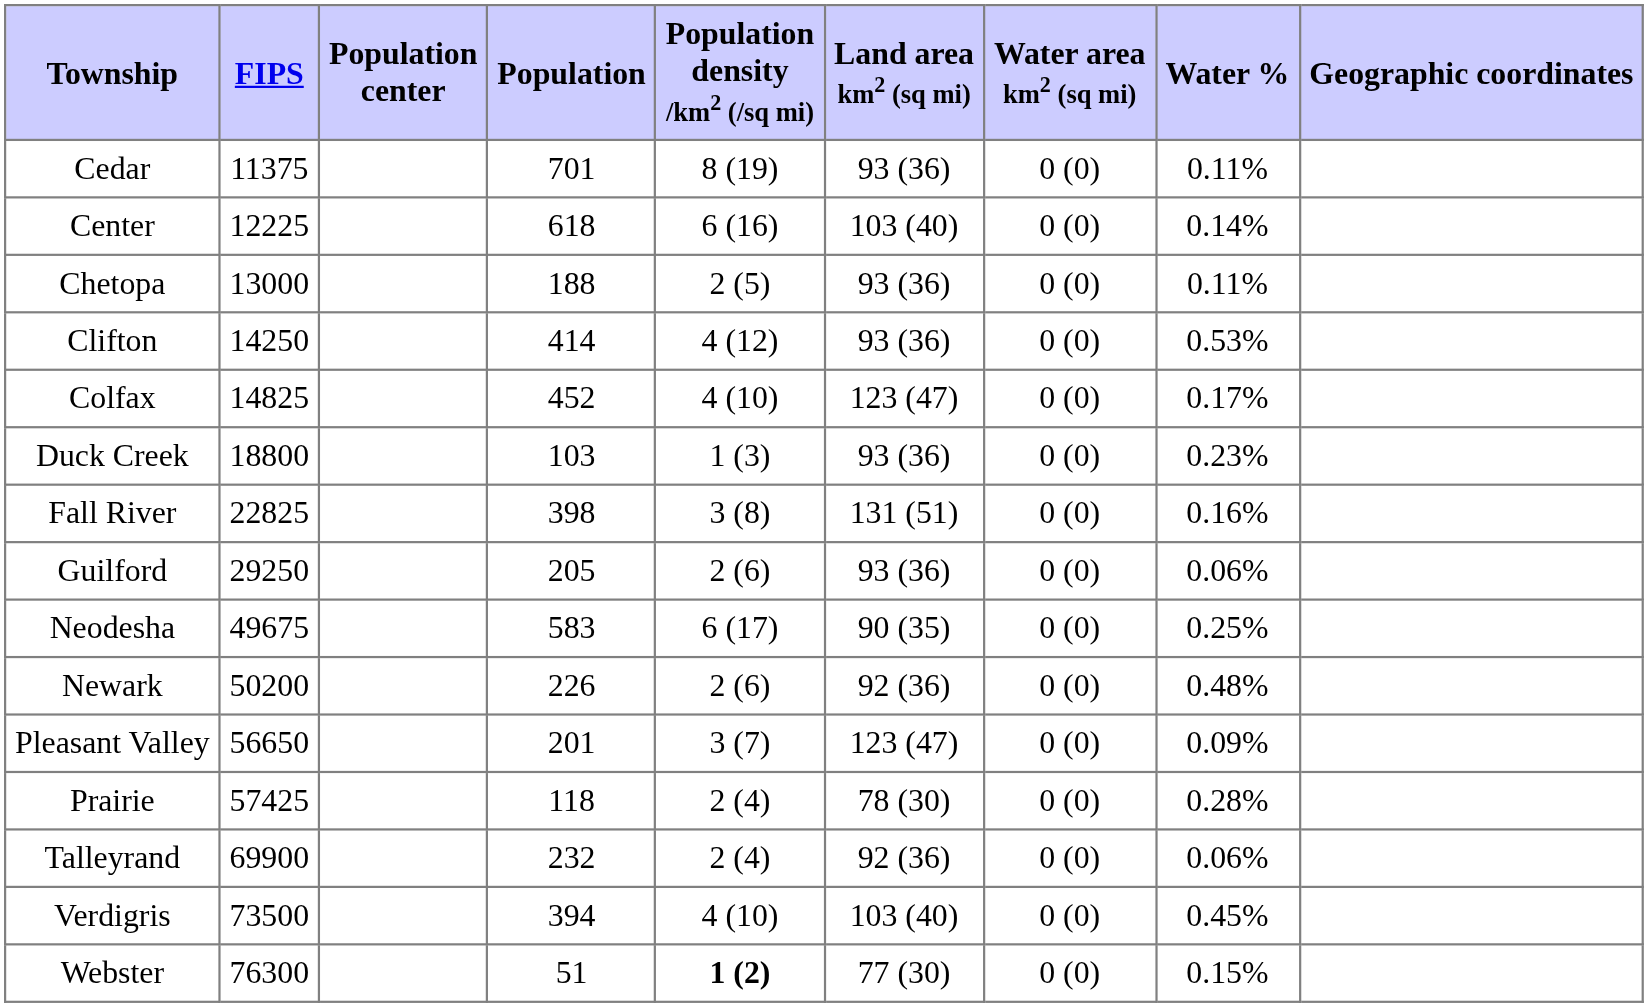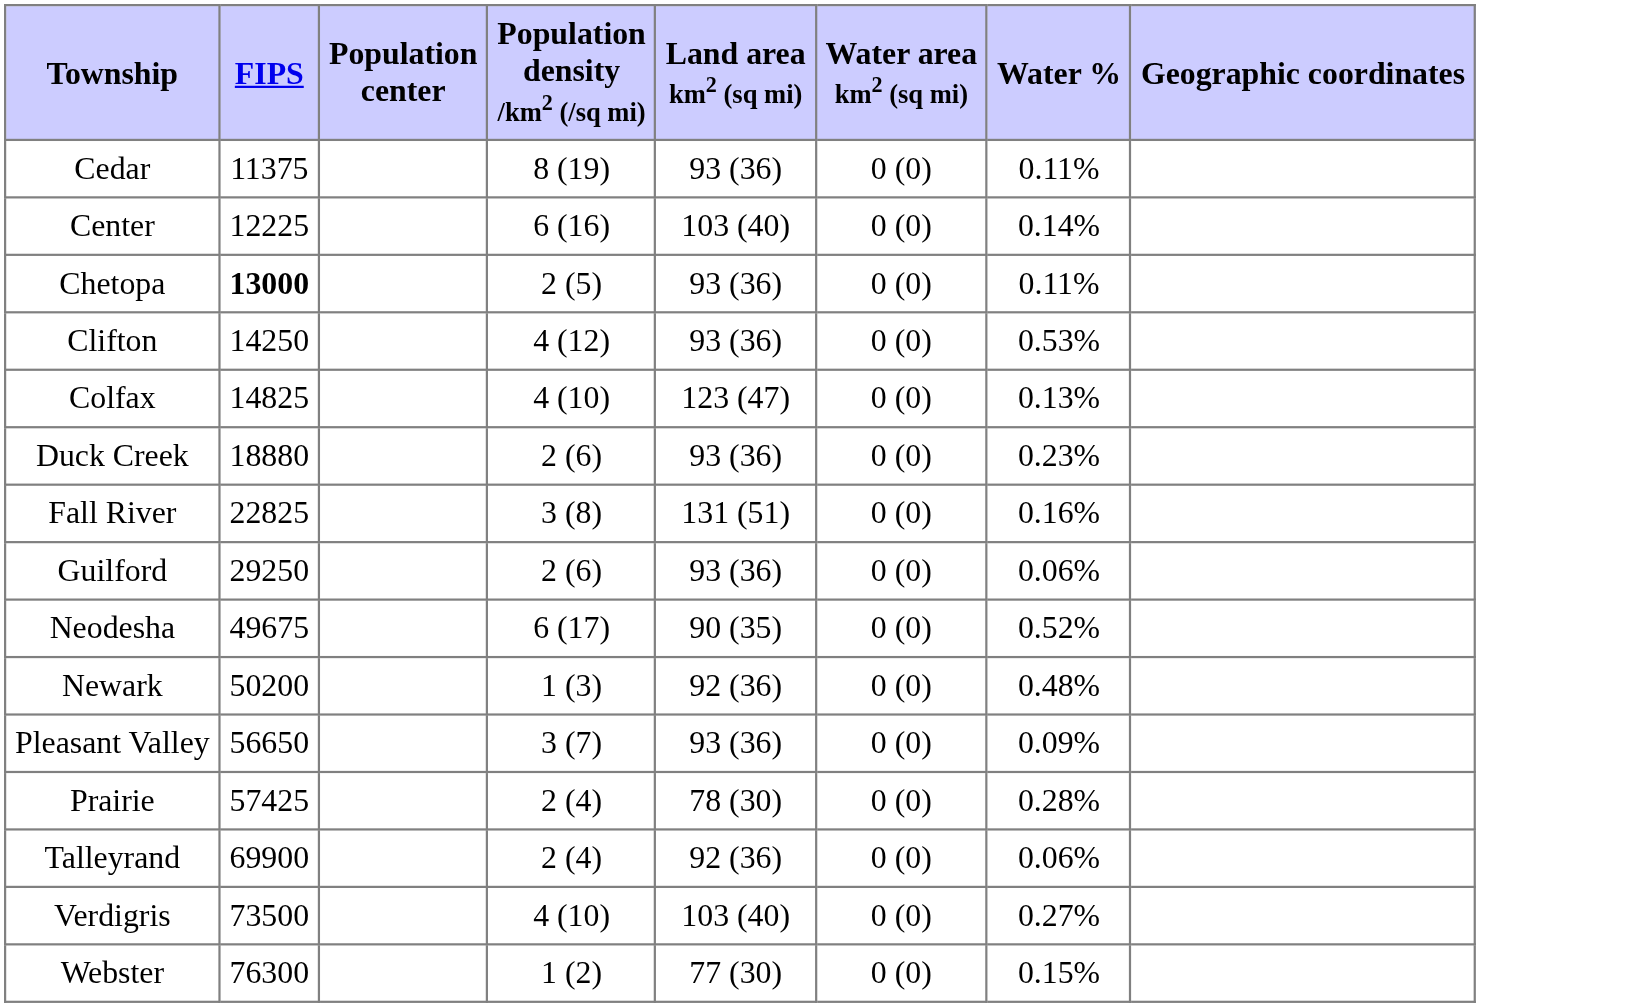- column: (572, 71)
(269, 282) normal -> (269, 282) bold
(1227, 397) 0.17% -> (1059, 397) 0.13%
(269, 455) 18800 -> (269, 455) 18880
(740, 455) 1 (3) -> (572, 455) 2 (6)
(1227, 627) 0.25% -> (1059, 627) 0.52%
(740, 685) 2 (6) -> (572, 685) 1 (3)
(904, 742) 123 (47) -> (736, 742) 93 (36)
(1227, 915) 0.45% -> (1059, 915) 0.27%
(740, 972) bold -> (572, 972) normal
